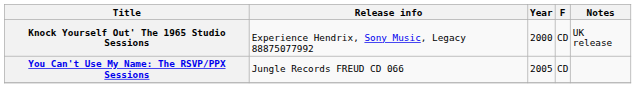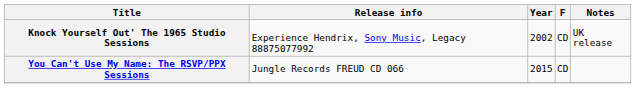(541, 38) 2000 -> (541, 38) 2002
(541, 69) 2005 -> (541, 69) 2015
